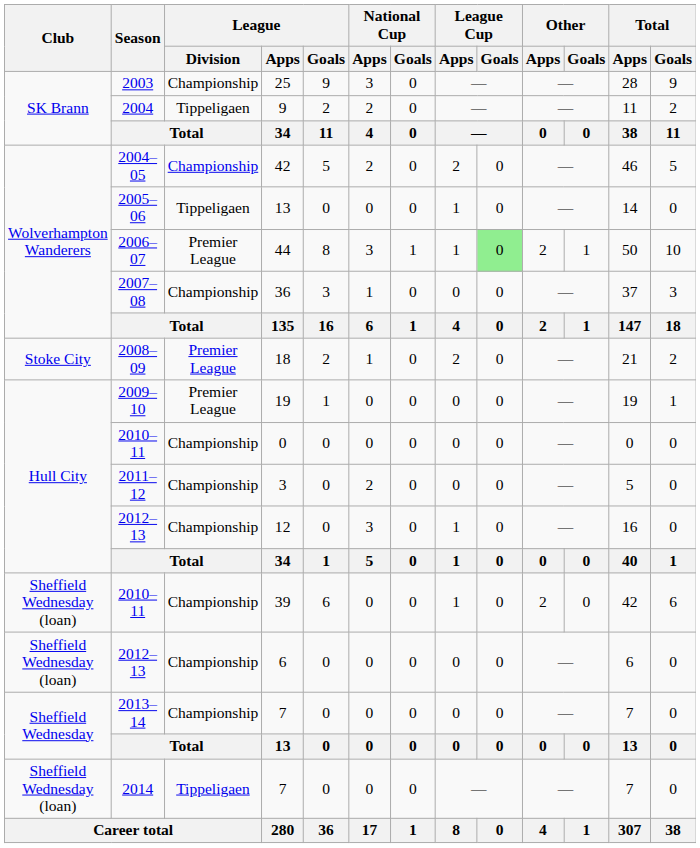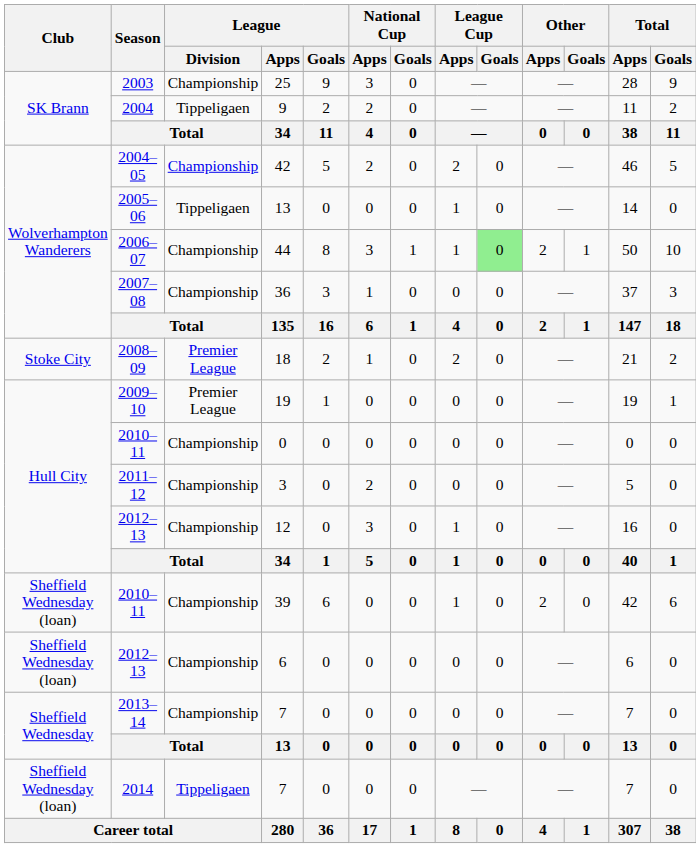(213, 250) Premier League -> (213, 250) Championship
